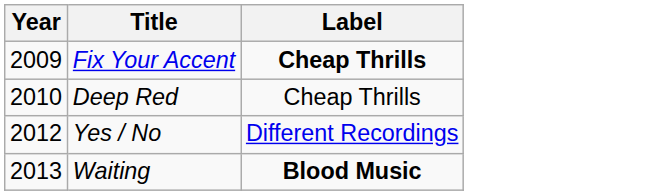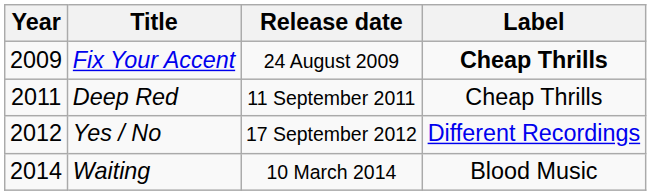+ column: (331, 23)
(36, 97) 2010 -> (36, 97) 2011
(36, 171) 2013 -> (36, 171) 2014
(352, 171) bold -> (534, 171) normal
